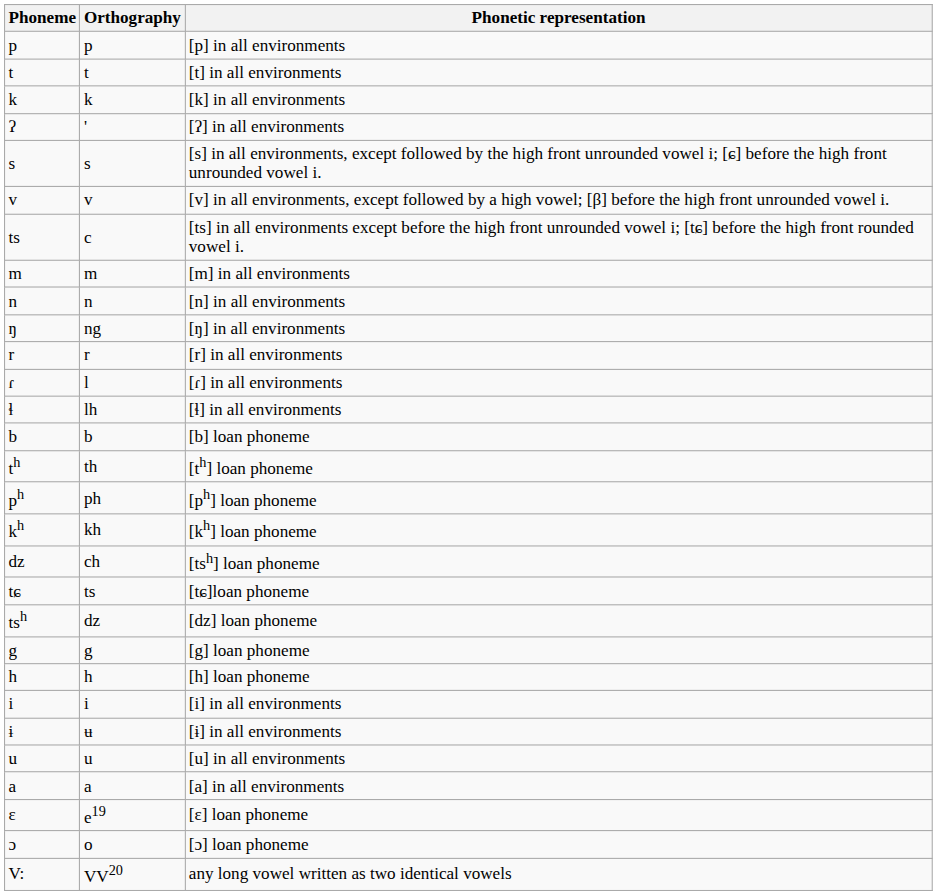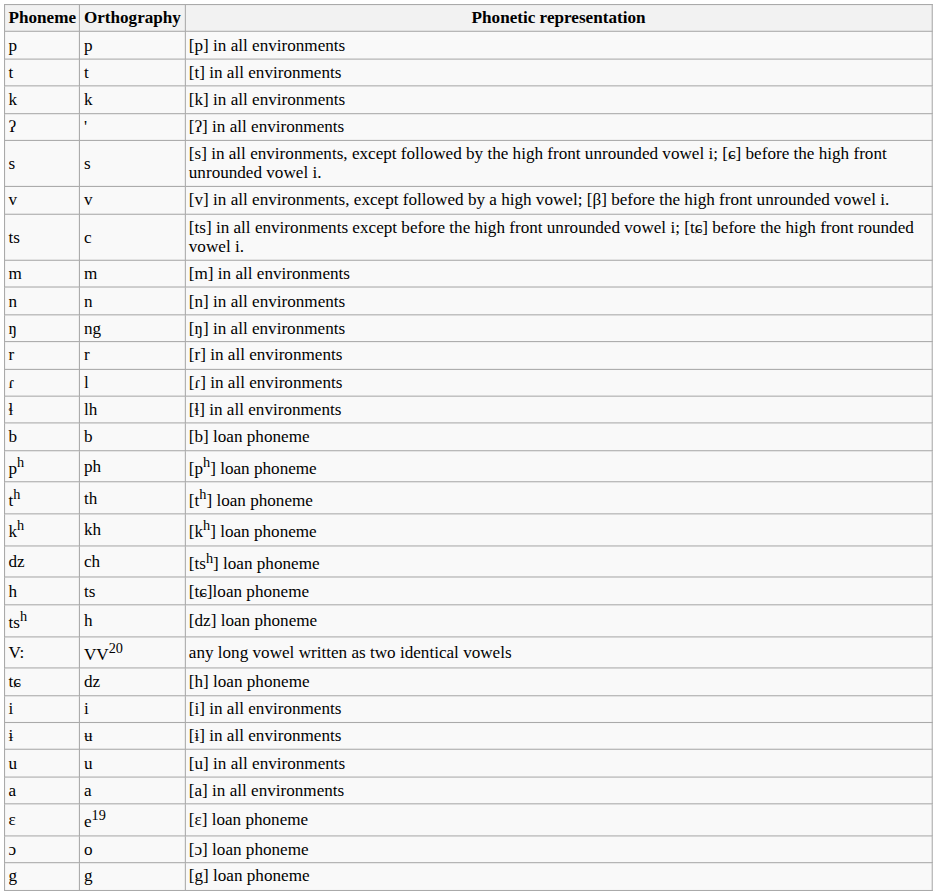rows swapped: (253, 497) <-> (251, 466)
(15, 590) tɕ -> (13, 590) h
(92, 620) dz -> (88, 620) h
rows swapped: (249, 649) <-> (350, 874)
(13, 677) h -> (15, 681) tɕ
(88, 677) h -> (92, 681) dz
